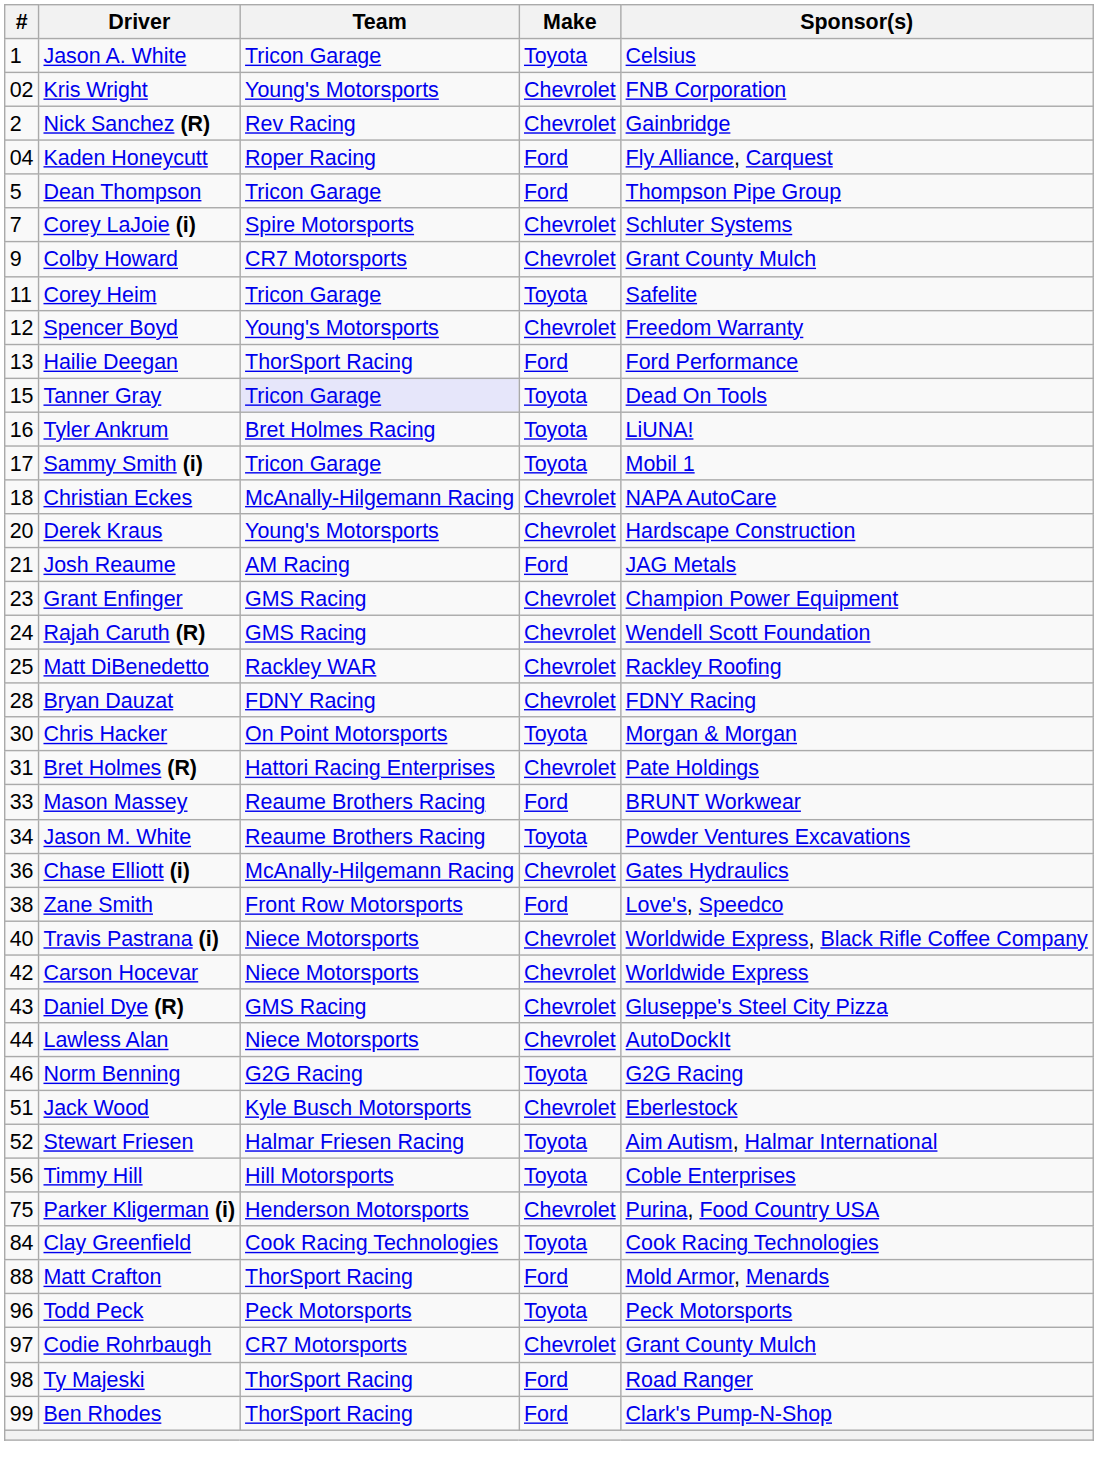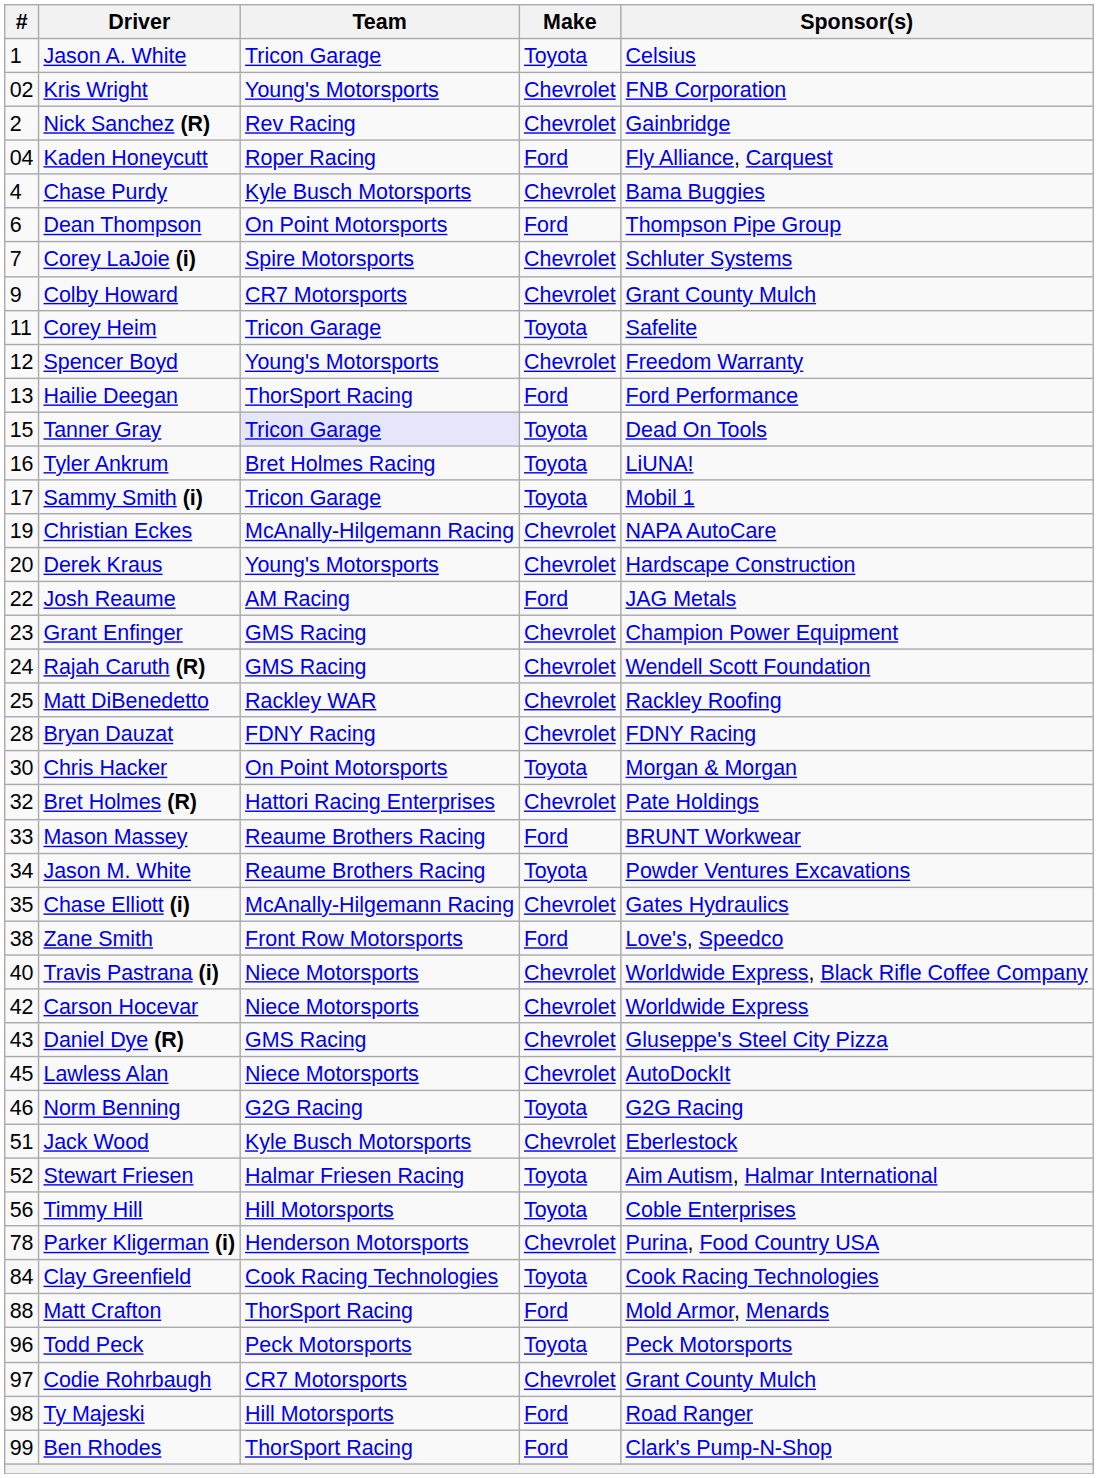+ row: (105, 191)
(16, 191) 5 -> (16, 225) 6
(313, 191) Tricon Garage -> (346, 225) On Point Motorsports
(22, 497) 18 -> (22, 531) 19
(22, 565) 21 -> (22, 599) 22
(22, 768) 31 -> (22, 802) 32
(22, 870) 36 -> (22, 904) 35
(22, 1040) 44 -> (22, 1074) 45
(22, 1209) 75 -> (22, 1243) 78
(329, 1379) ThorSport Racing -> (319, 1413) Hill Motorsports
